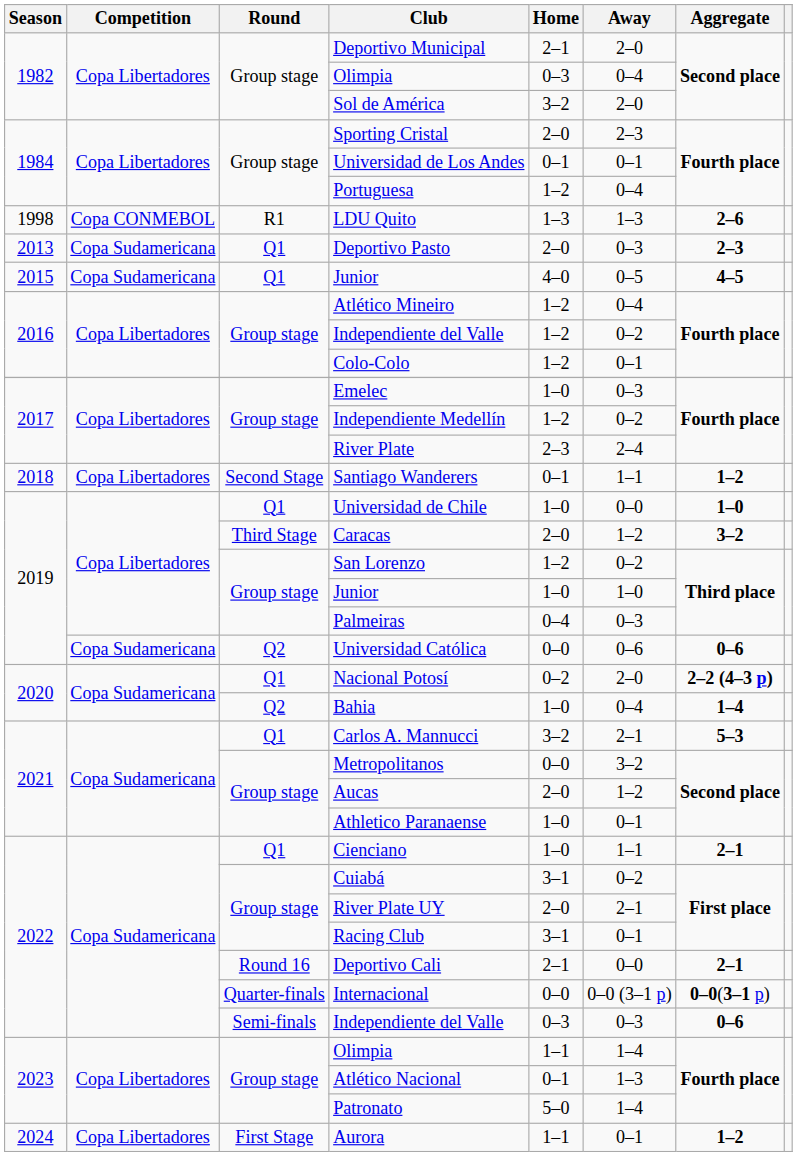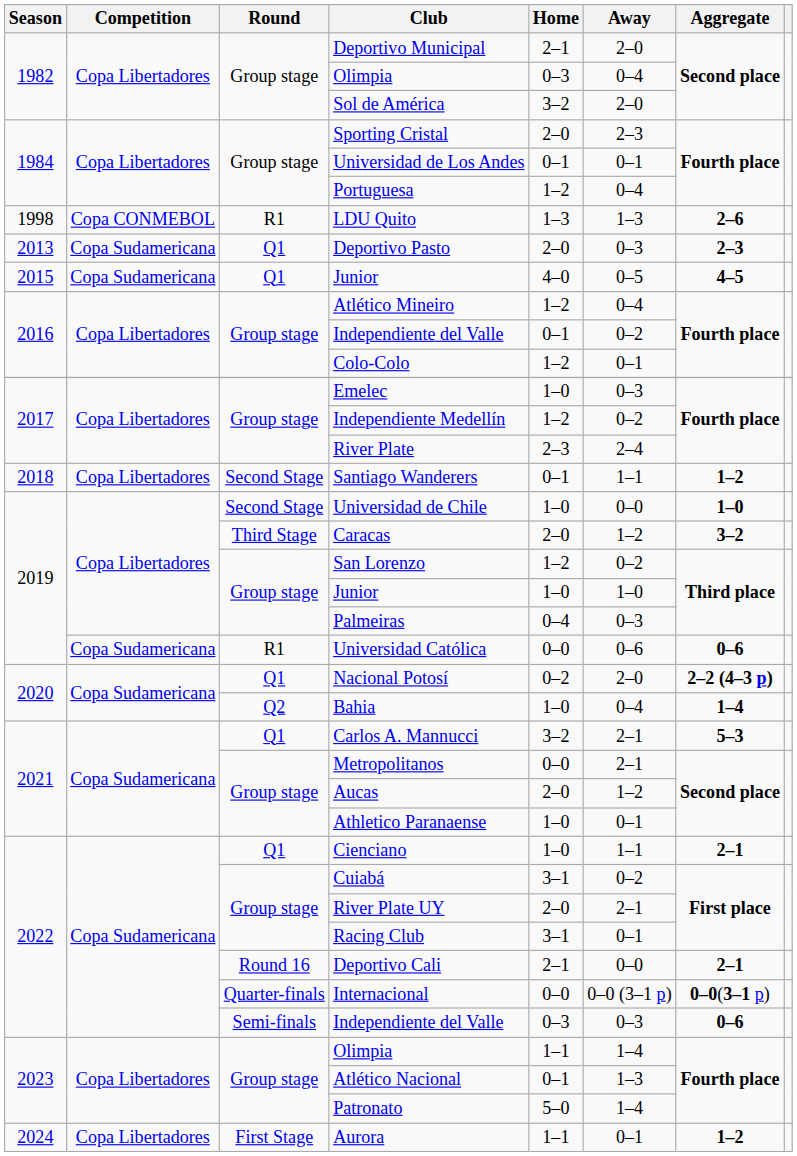(556, 334) 1–2 -> (556, 334) 0–1
(274, 506) Q1 -> (274, 506) Second Stage
(274, 649) Q2 -> (274, 649) R1
(629, 764) 3–2 -> (629, 764) 2–1
